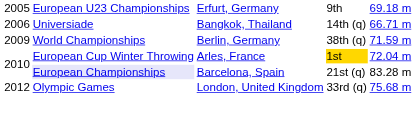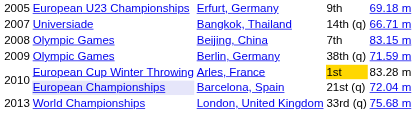(17, 24) 2006 -> (17, 24) 2007
+ row: (232, 40)
(89, 40) World Championships -> (74, 56) Olympic Games
(390, 56) 72.04 m -> (390, 72) 83.28 m
(390, 72) 83.28 m -> (390, 87) 72.04 m
(17, 87) 2012 -> (17, 103) 2013
(74, 87) Olympic Games -> (89, 103) World Championships
